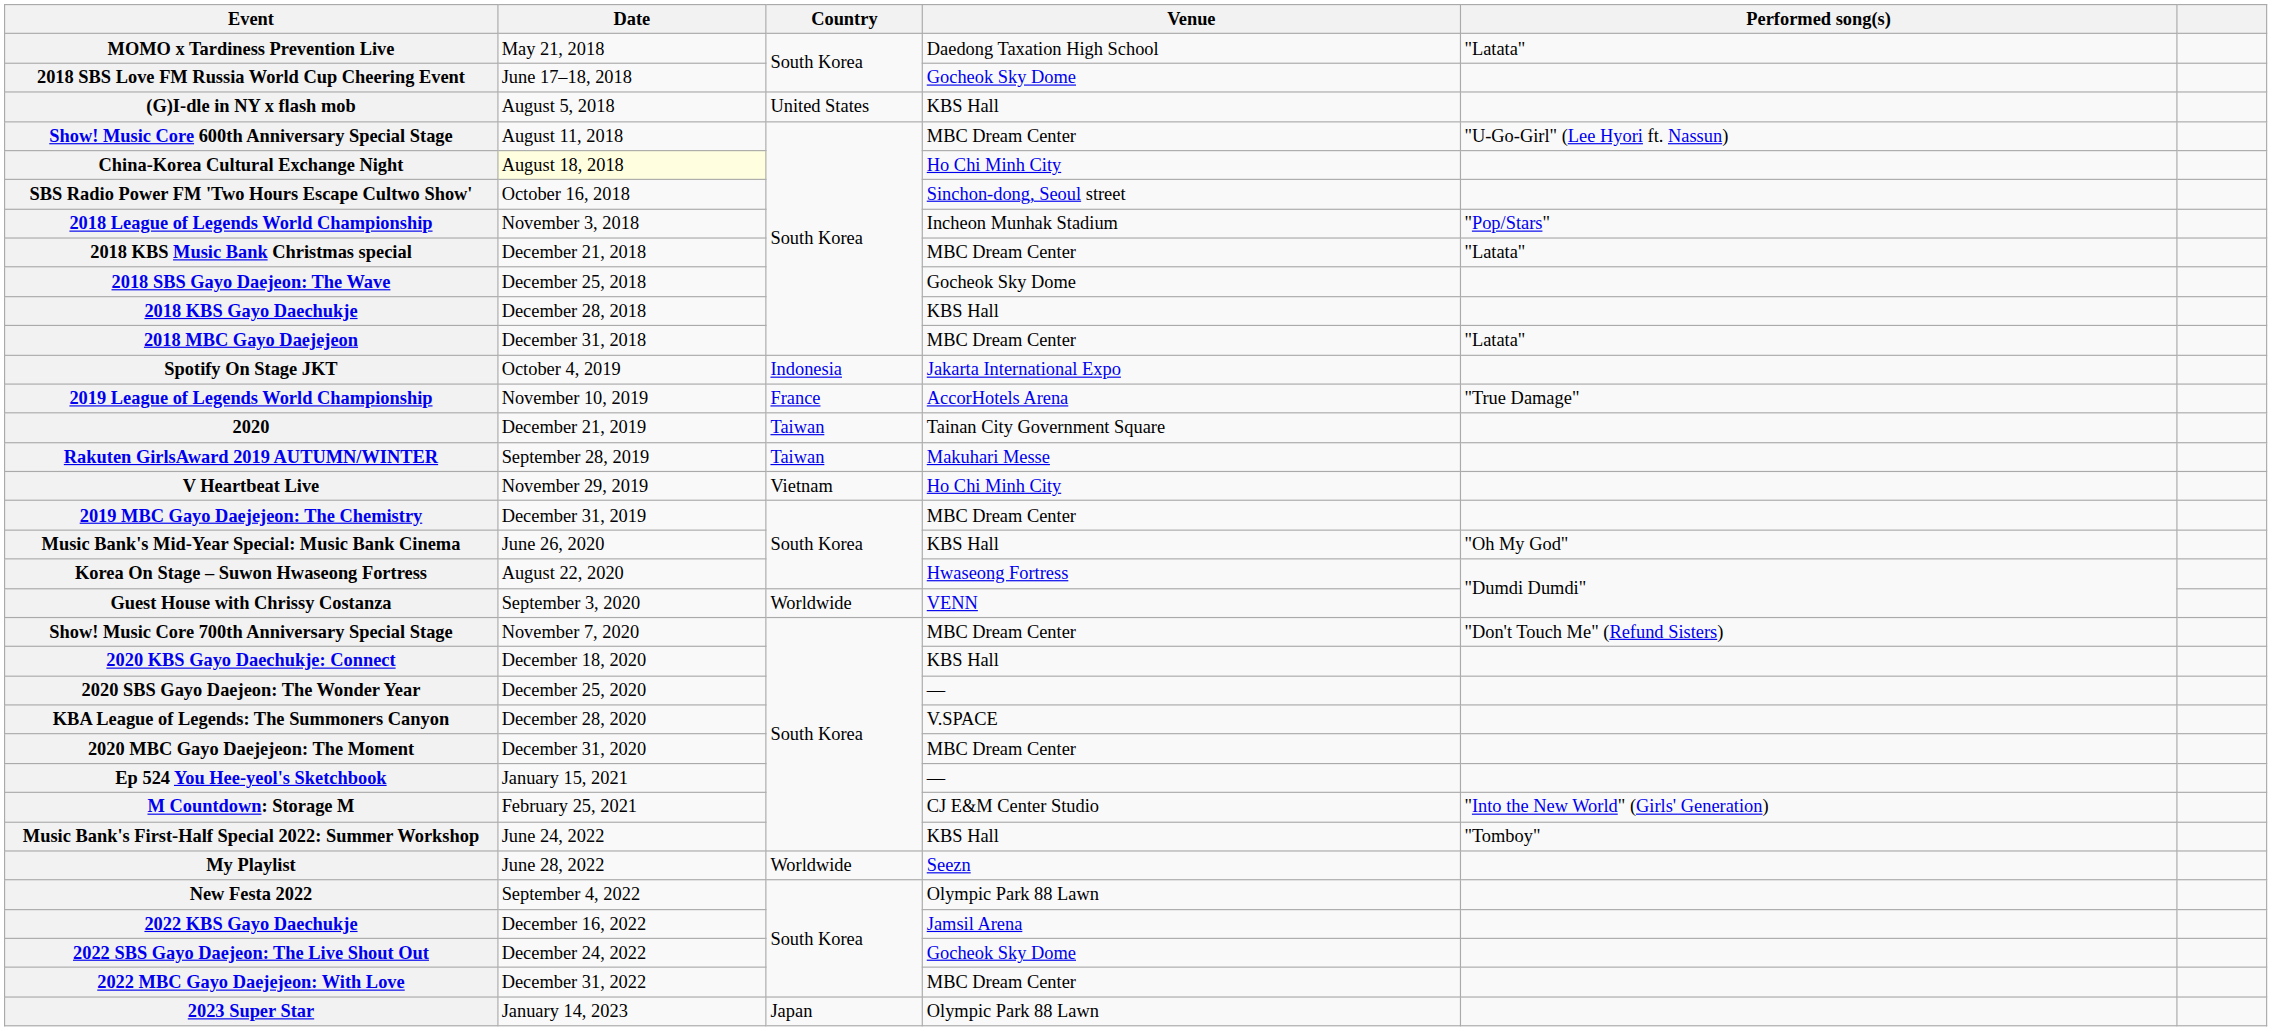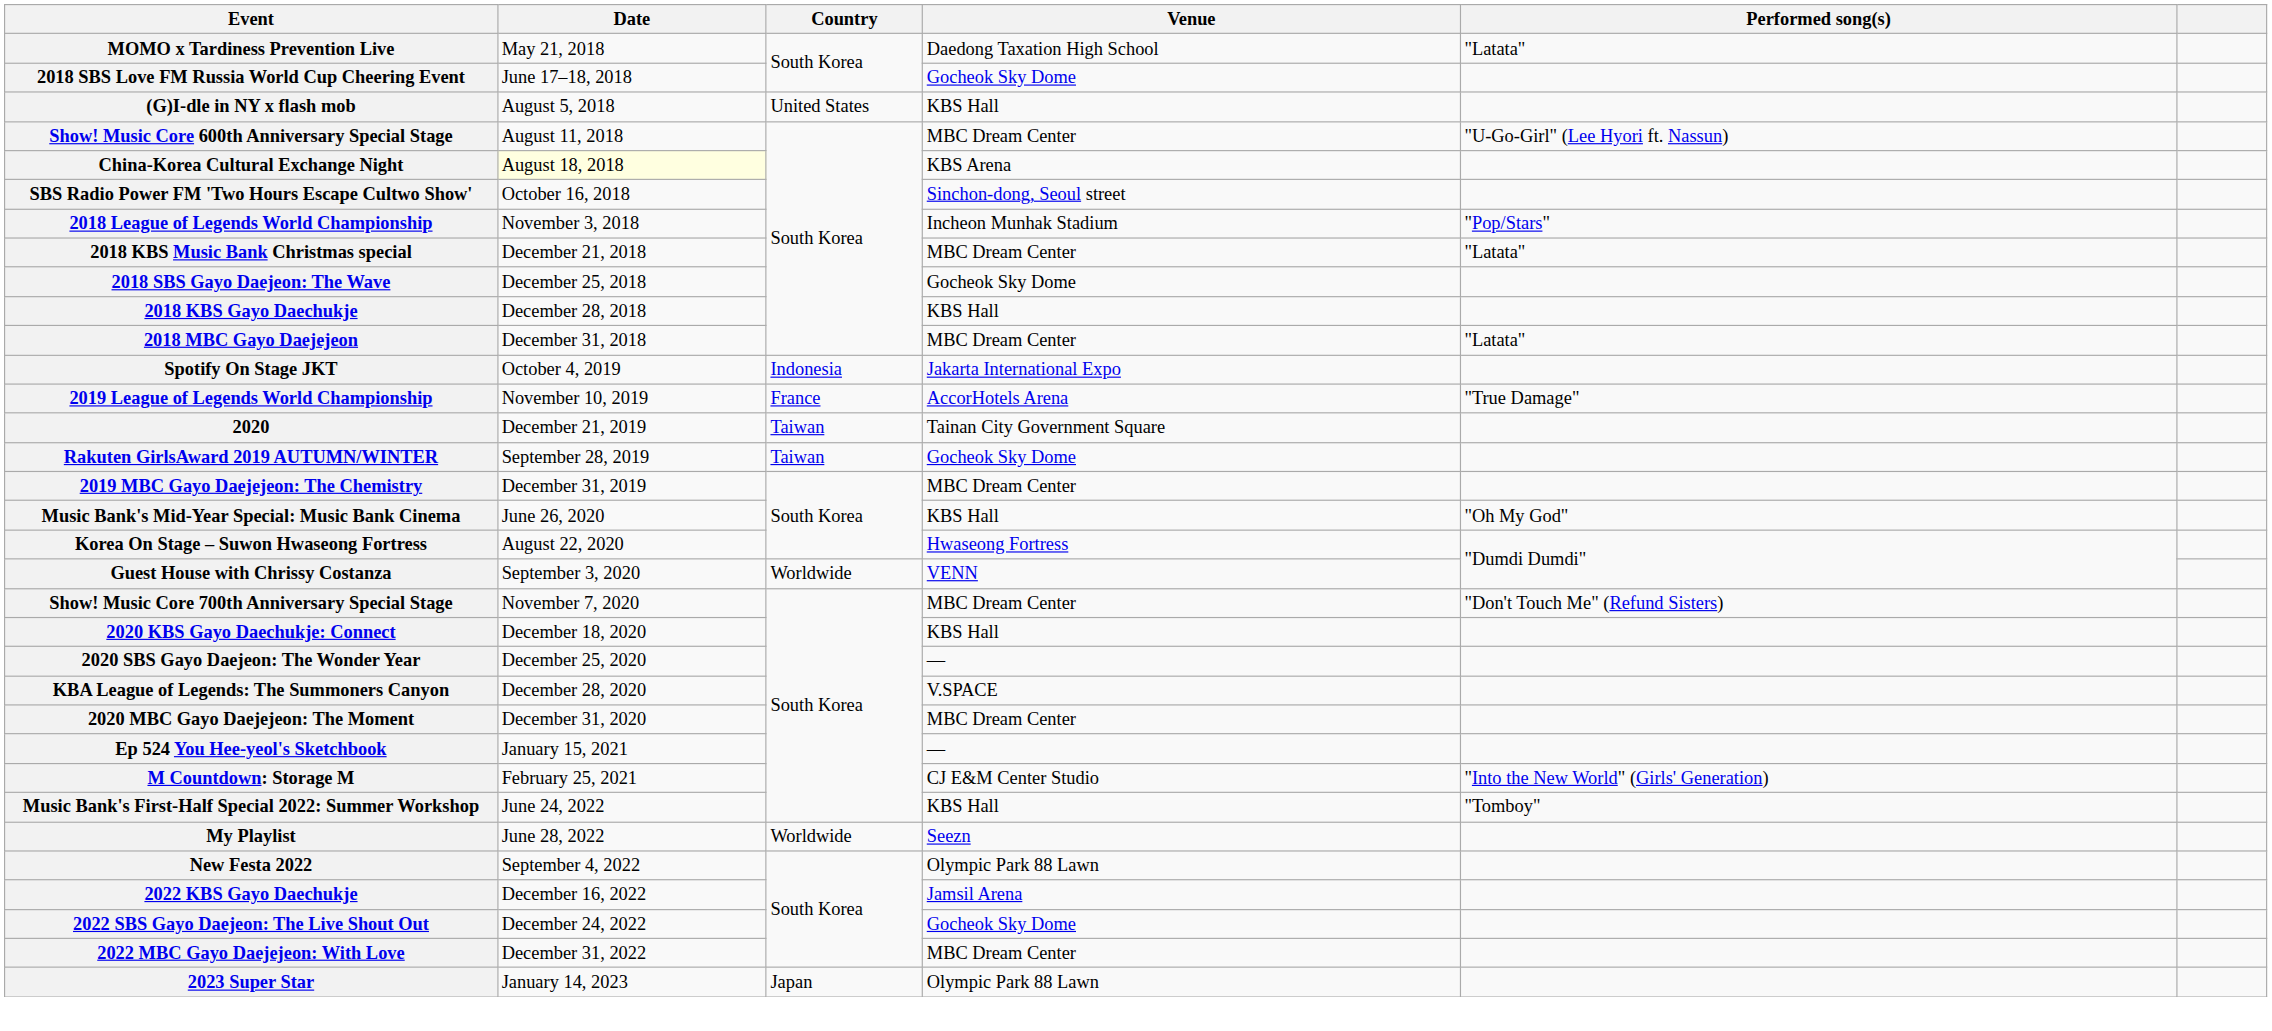(994, 164) Ho Chi Minh City -> (969, 164) KBS Arena
(988, 456) Makuhari Messe -> (1001, 456) Gocheok Sky Dome
- row: (251, 485)
